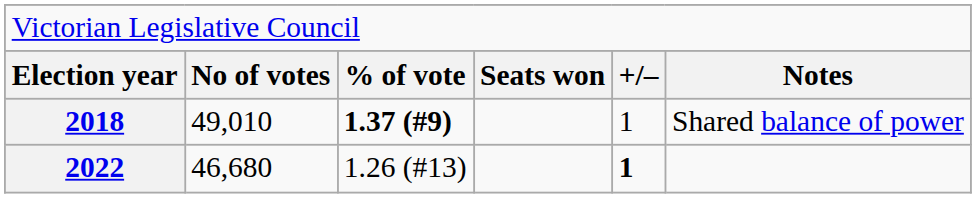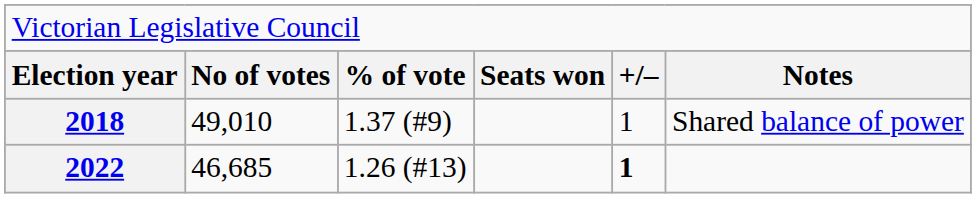(398, 121) bold -> (398, 121) normal
(232, 167) 46,680 -> (232, 167) 46,685
